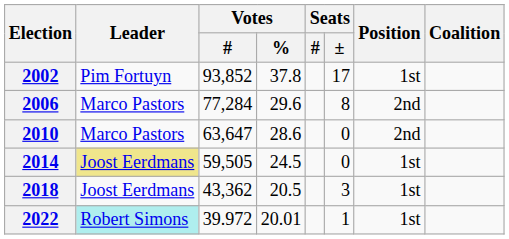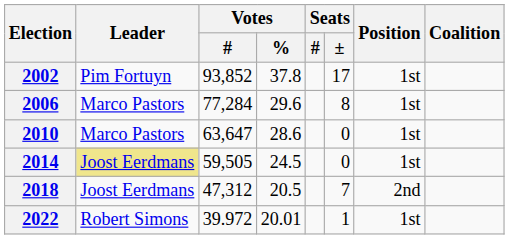(407, 104) 2nd -> (410, 104) 1st
(407, 133) 2nd -> (410, 133) 1st
(228, 190) 43,362 -> (228, 190) 47,312
(345, 190) 3 -> (345, 190) 7
(410, 190) 1st -> (407, 190) 2nd
(134, 219) paleturquoise background -> (134, 219) no background
